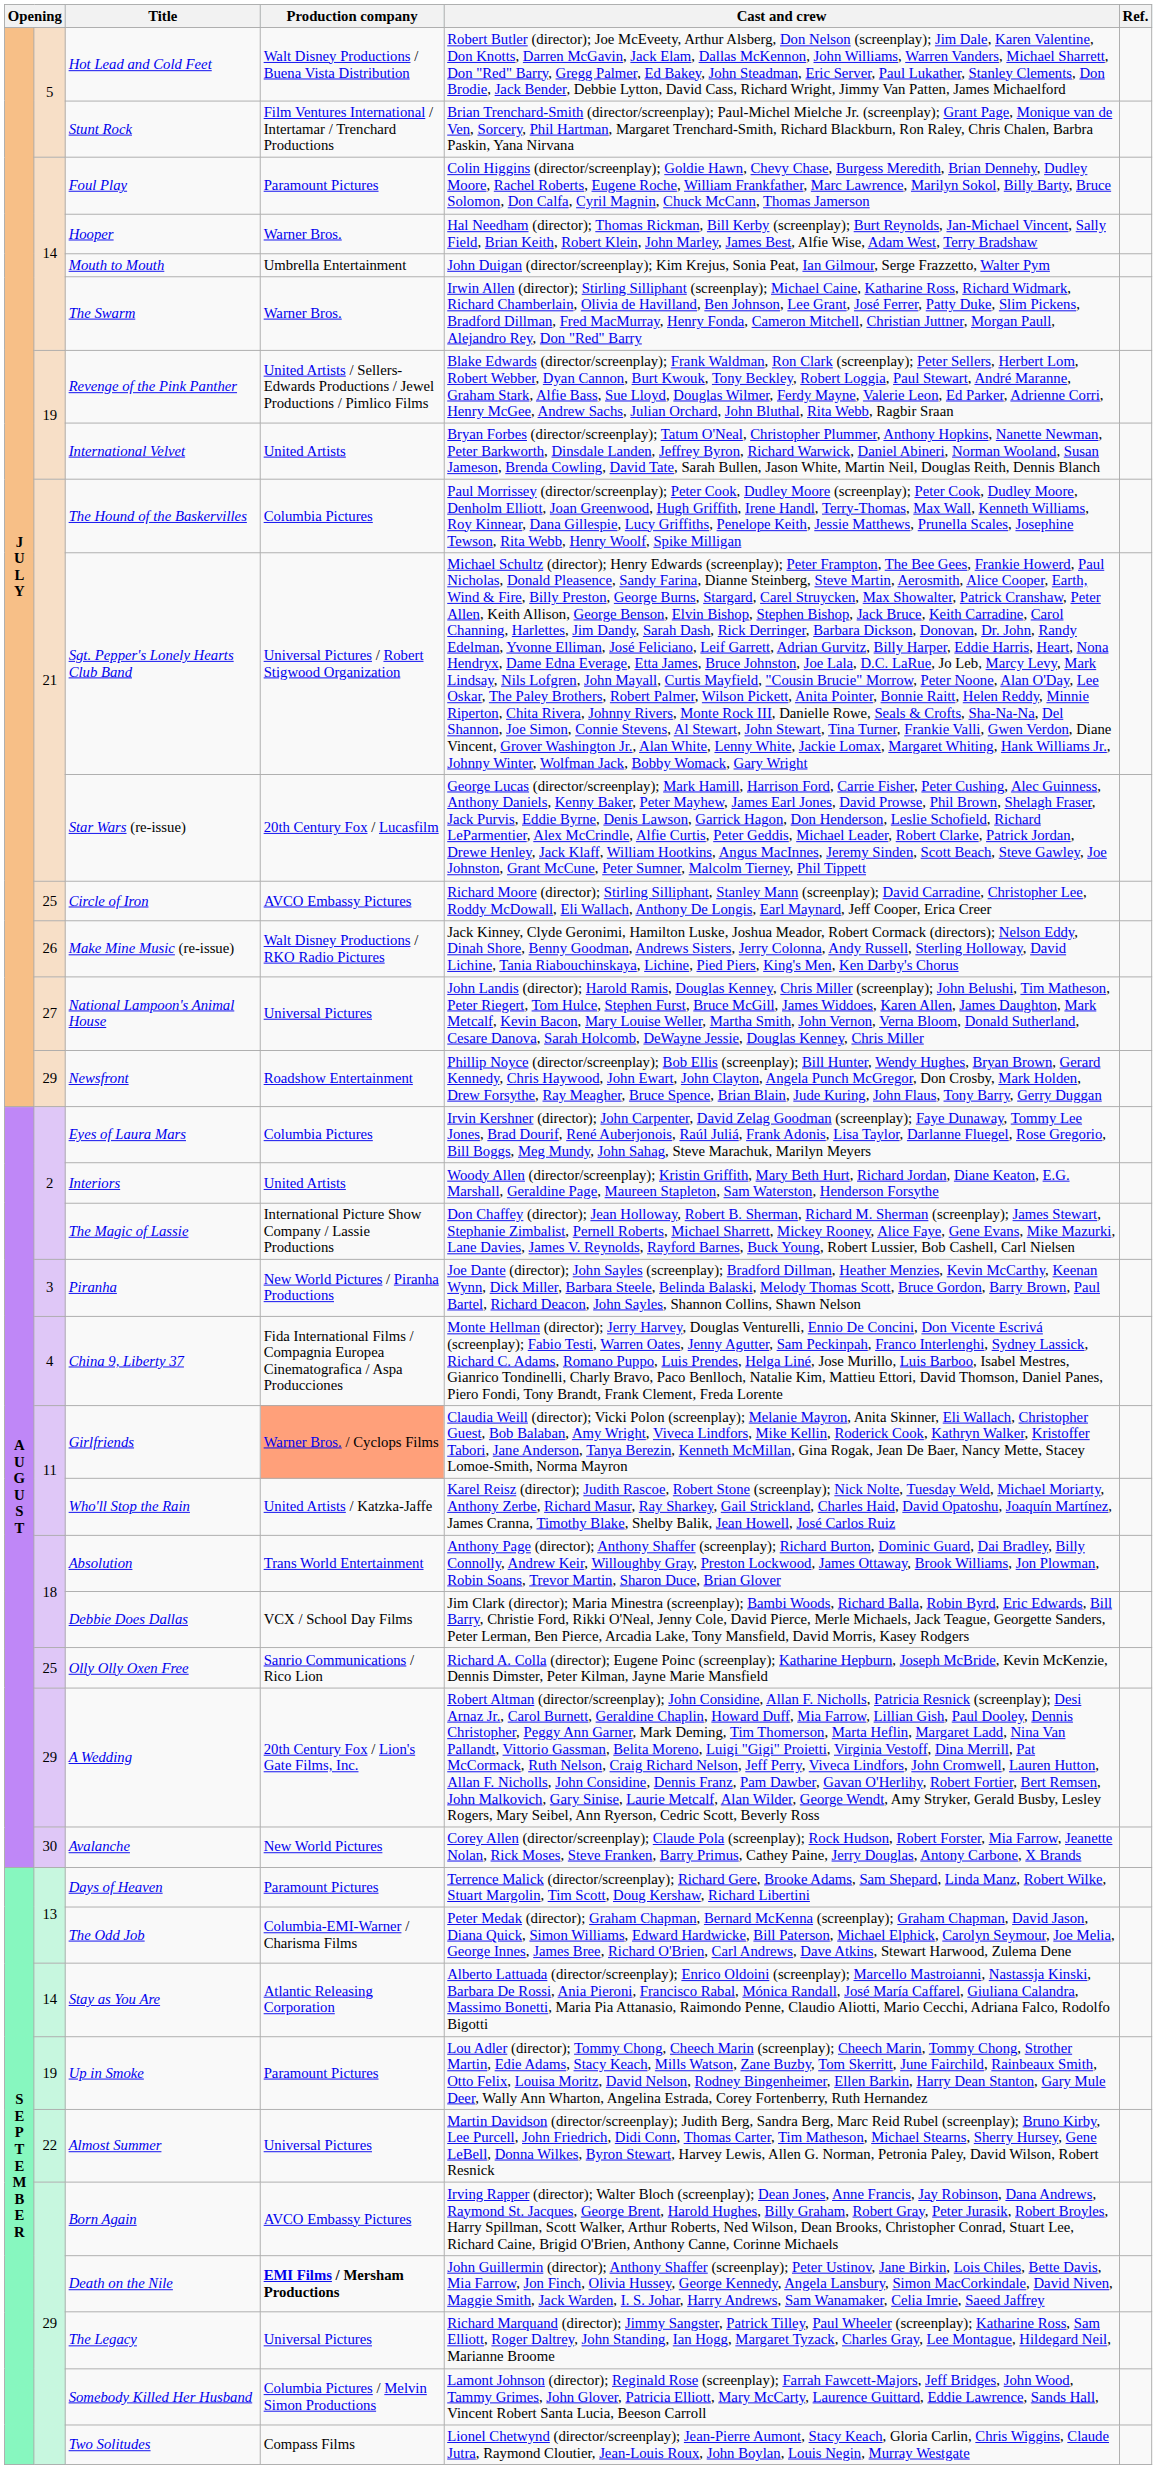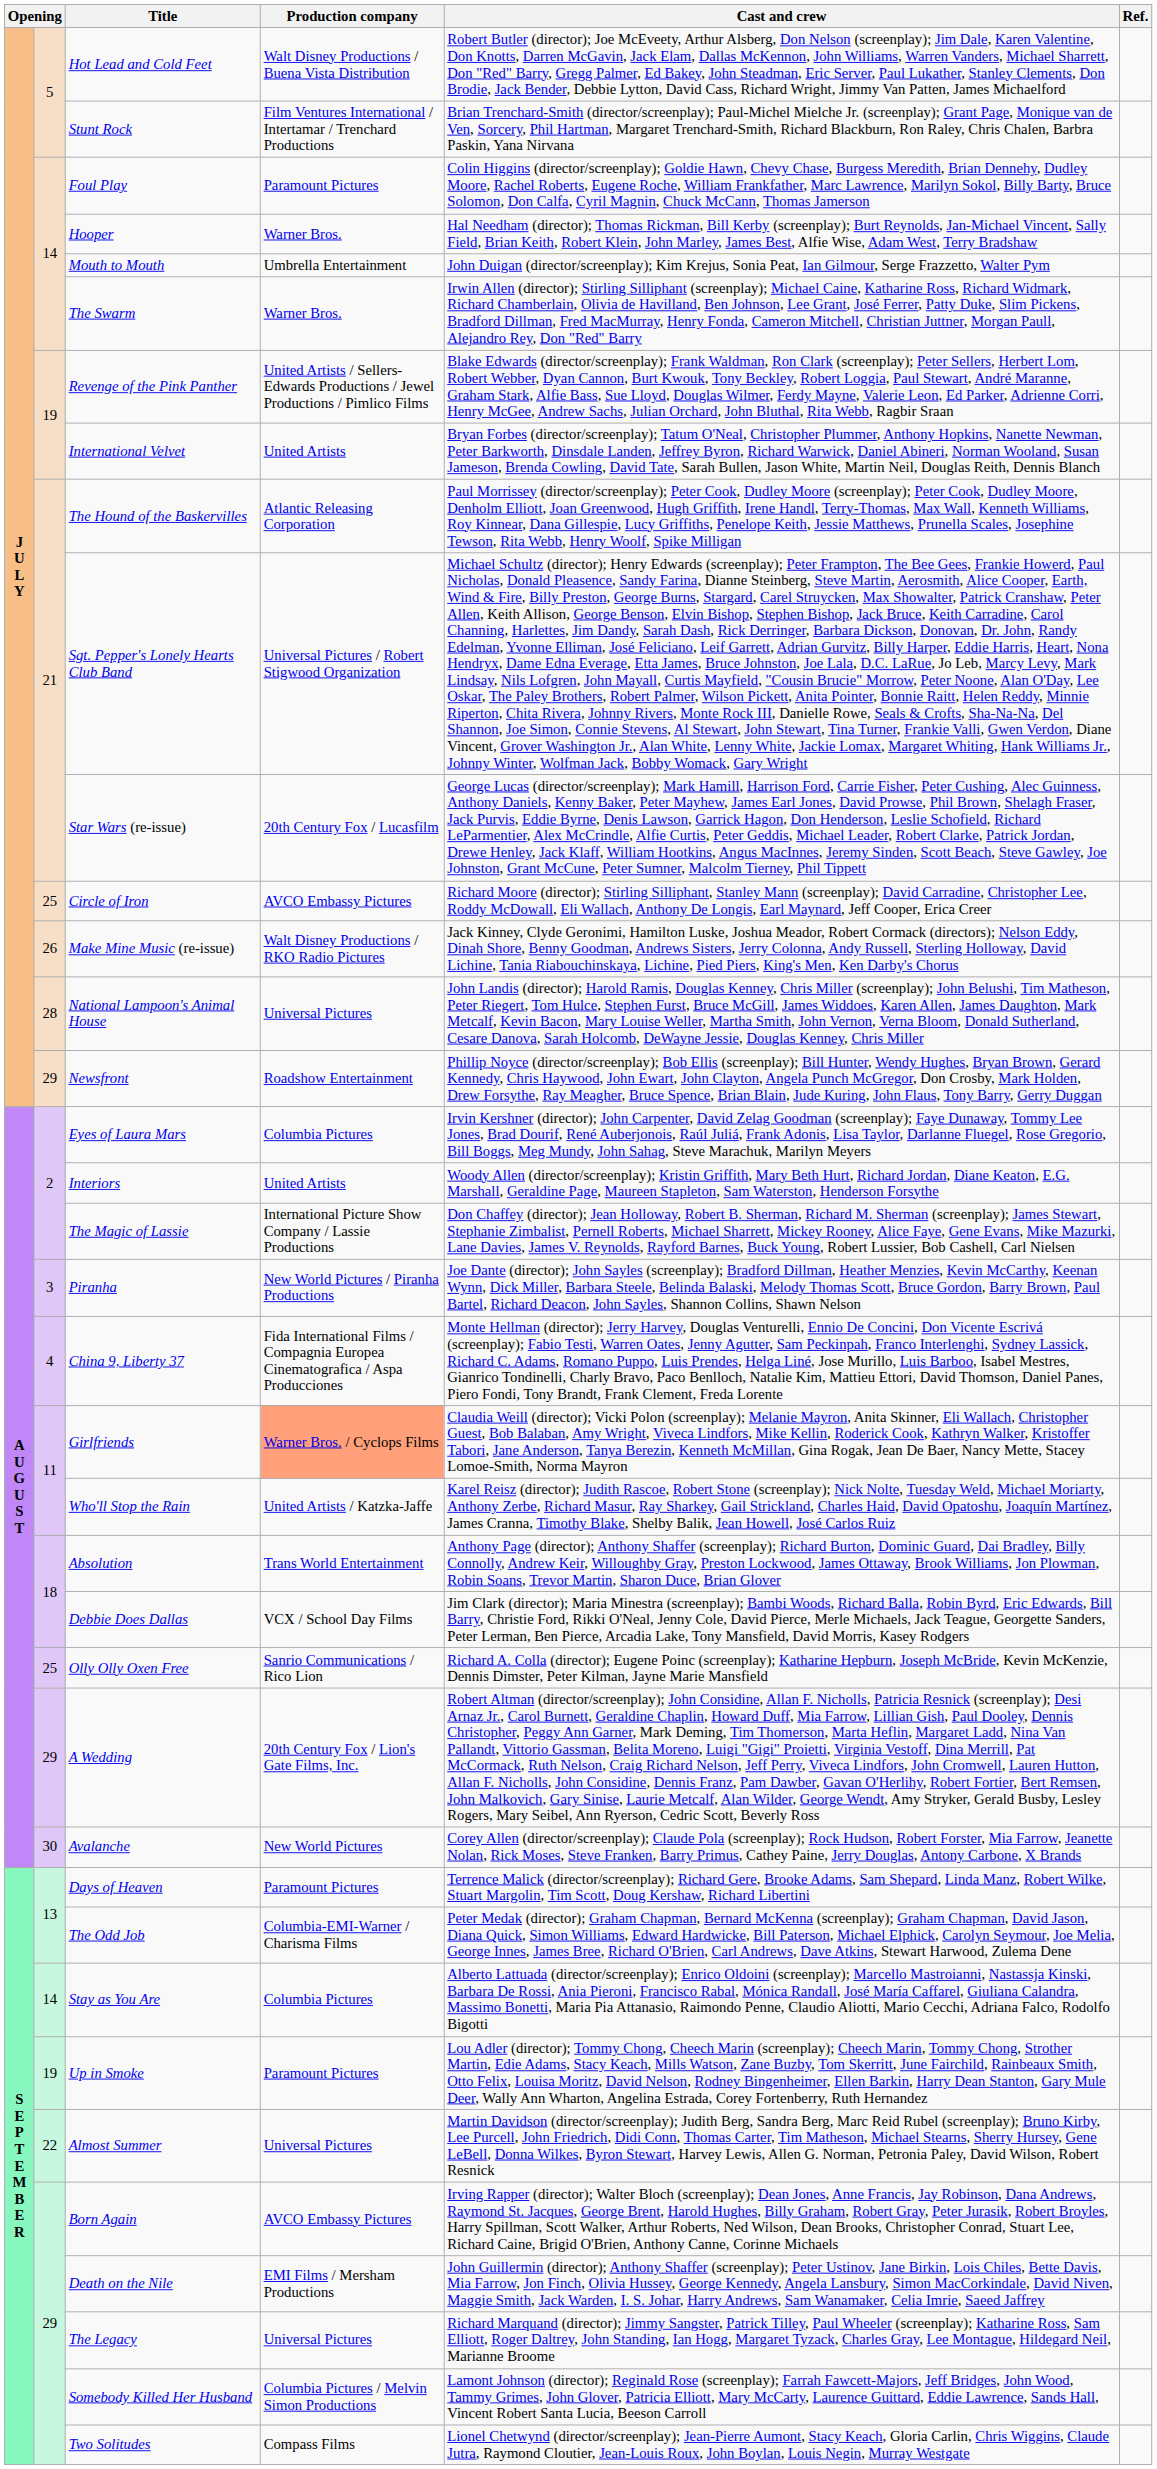(318, 516) Columbia Pictures -> (318, 516) Atlantic Releasing Corporation
(50, 1013) 27 -> (50, 1013) 28
(318, 1999) Atlantic Releasing Corporation -> (318, 1999) Columbia Pictures
(334, 2283) bold -> (329, 2283) normal
